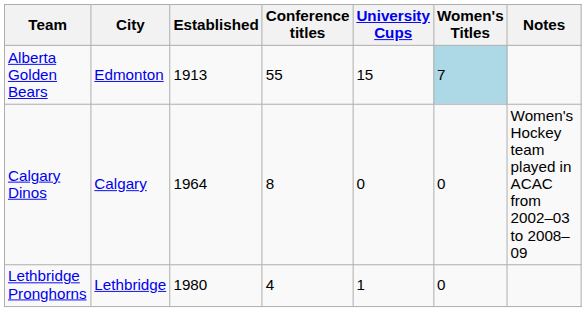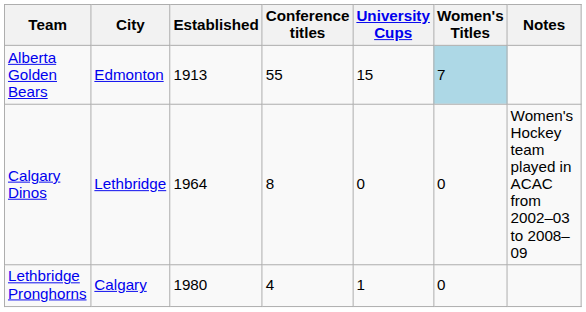(121, 184) Calgary -> (130, 184) Lethbridge
(130, 285) Lethbridge -> (121, 285) Calgary
